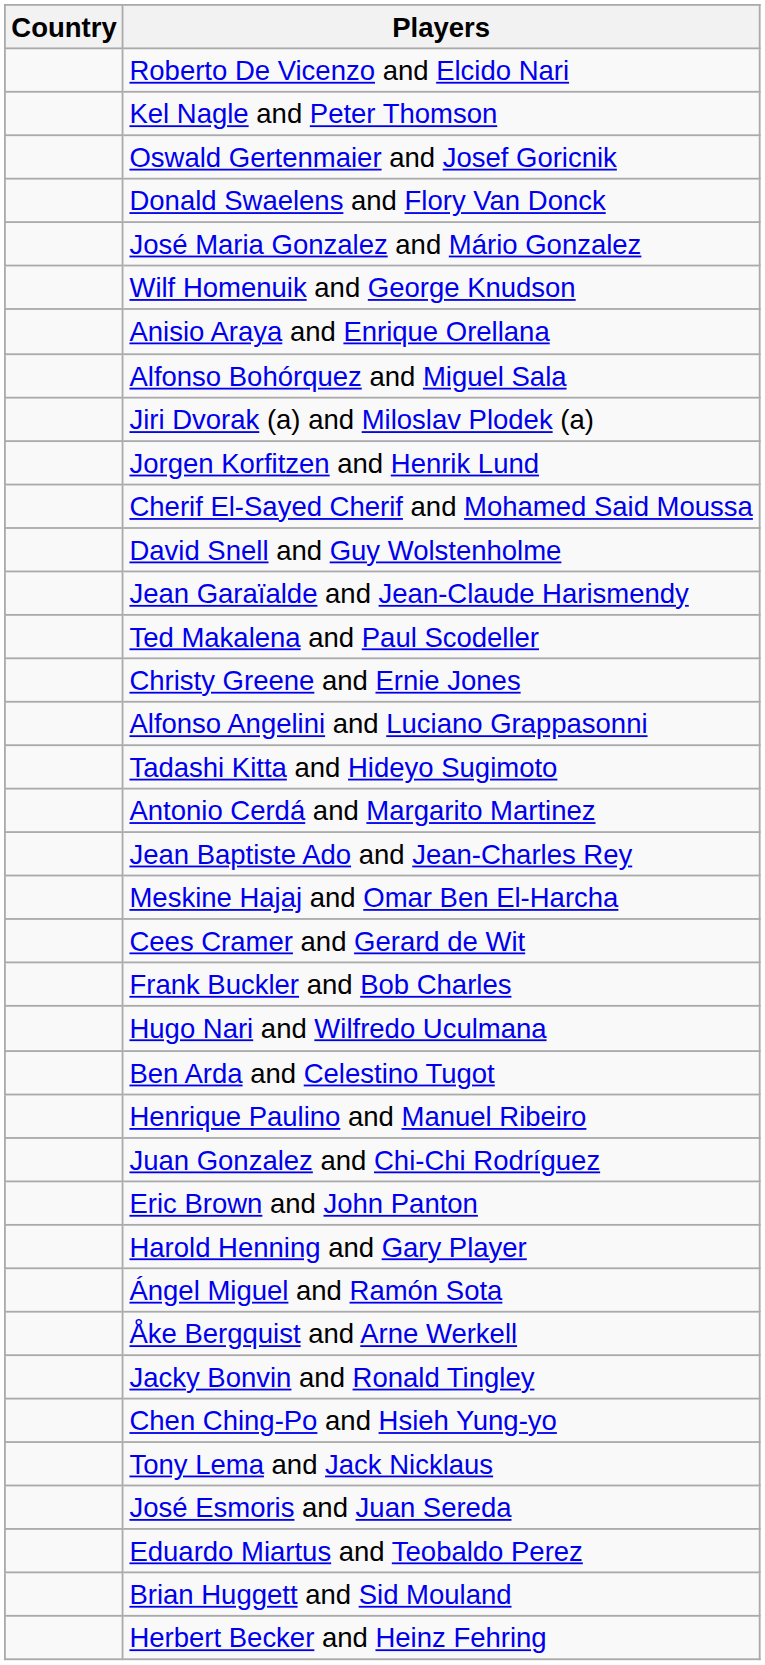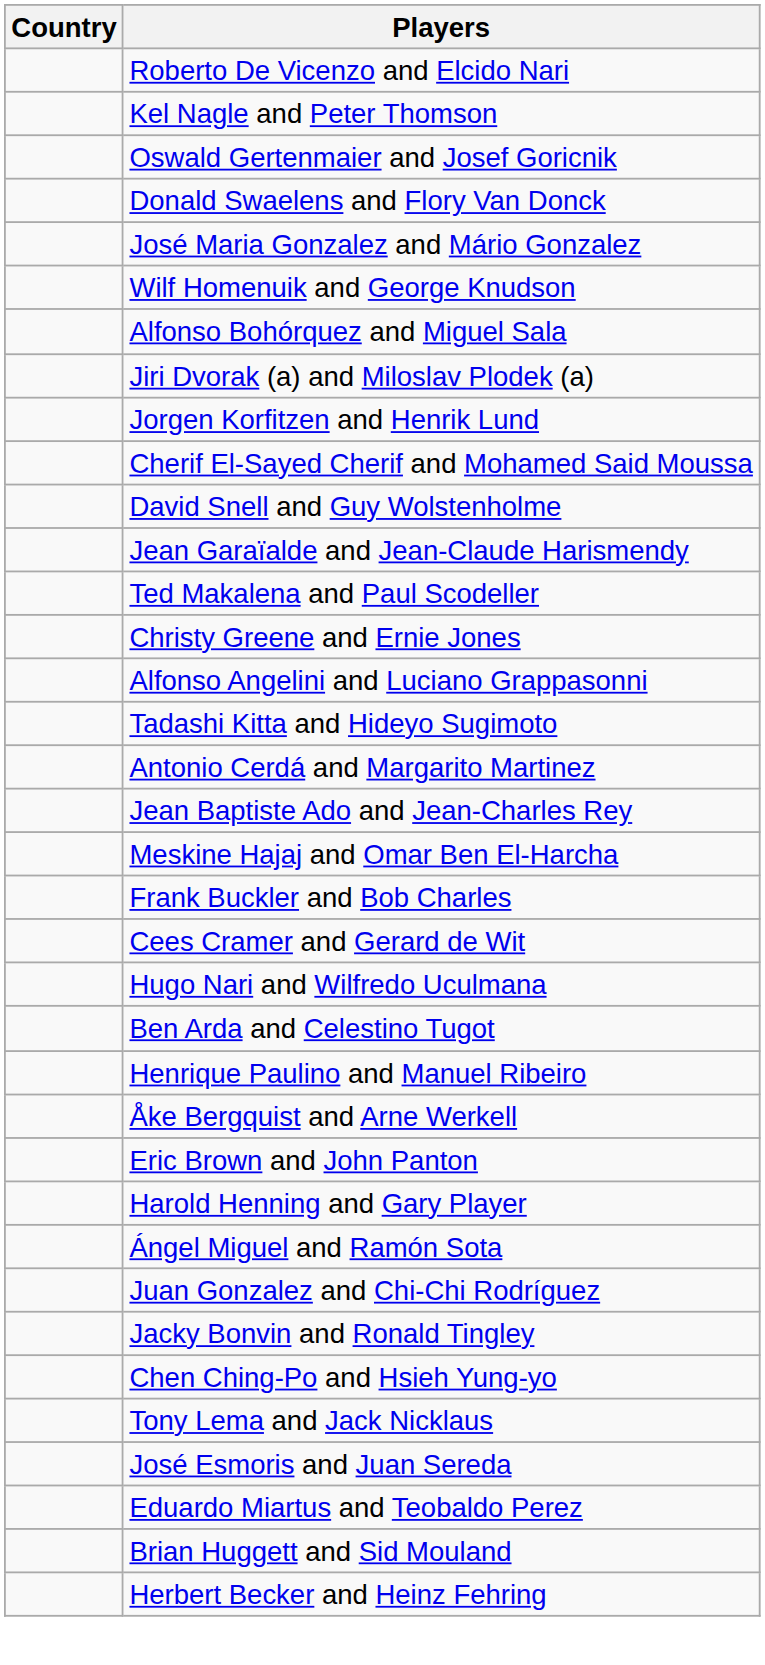- row: (340, 332)
rows swapped: (327, 941) <-> (320, 985)
rows swapped: (365, 1159) <-> (323, 1333)
